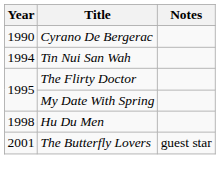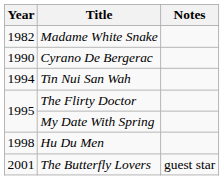+ row: (99, 36)
